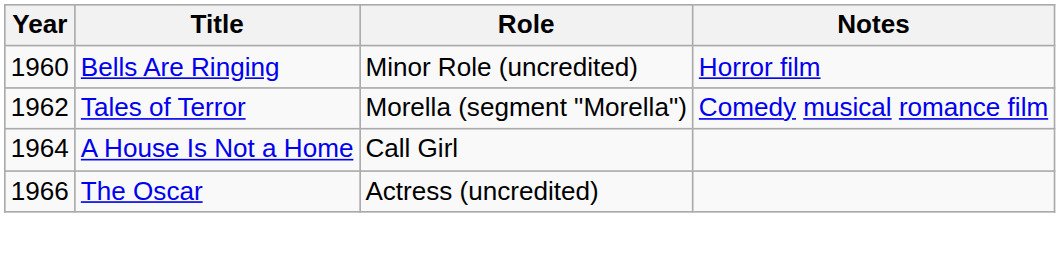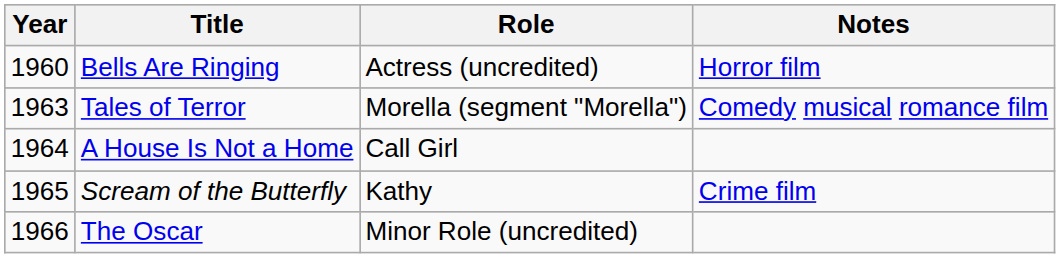(502, 66) Minor Role (uncredited) -> (482, 66) Actress (uncredited)
(40, 107) 1962 -> (40, 107) 1963
+ row: (213, 190)
(482, 190) Actress (uncredited) -> (502, 231) Minor Role (uncredited)
